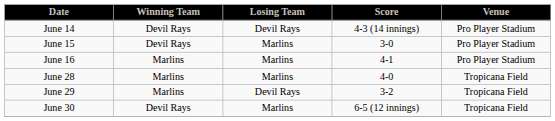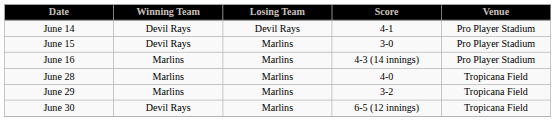(387, 28) 4-3 (14 innings) -> (387, 28) 4-1
(387, 60) 4-1 -> (387, 60) 4-3 (14 innings)
(277, 92) Devil Rays -> (277, 92) Marlins
